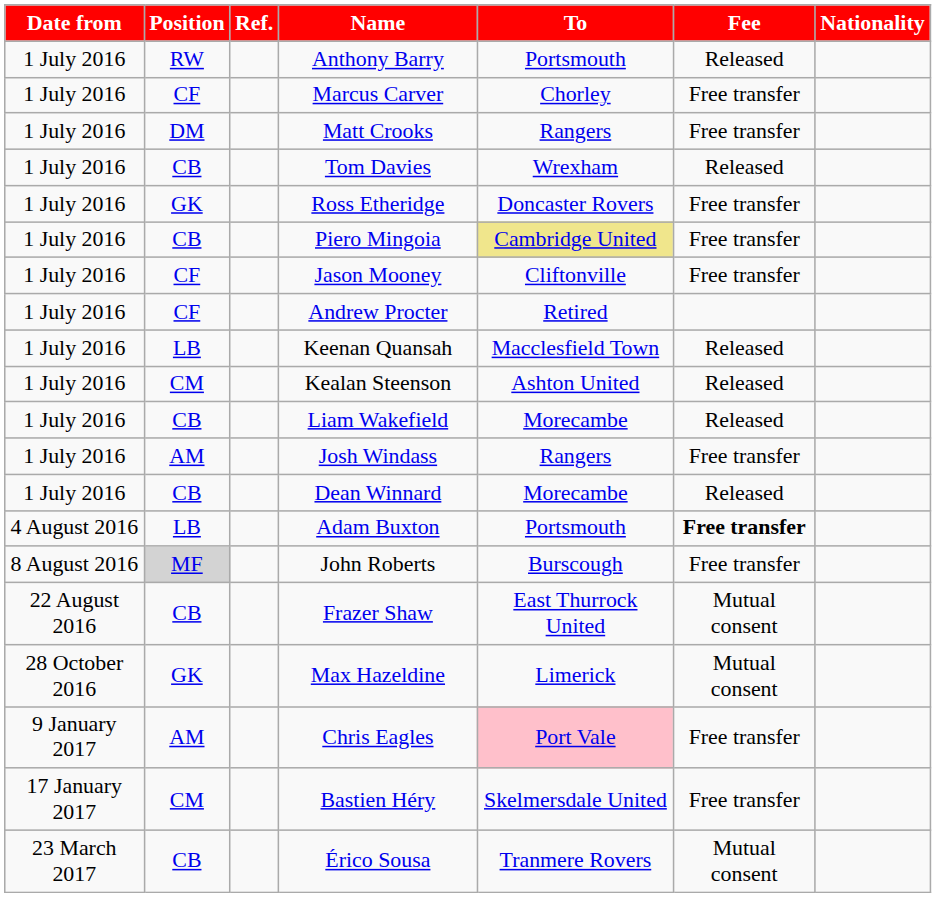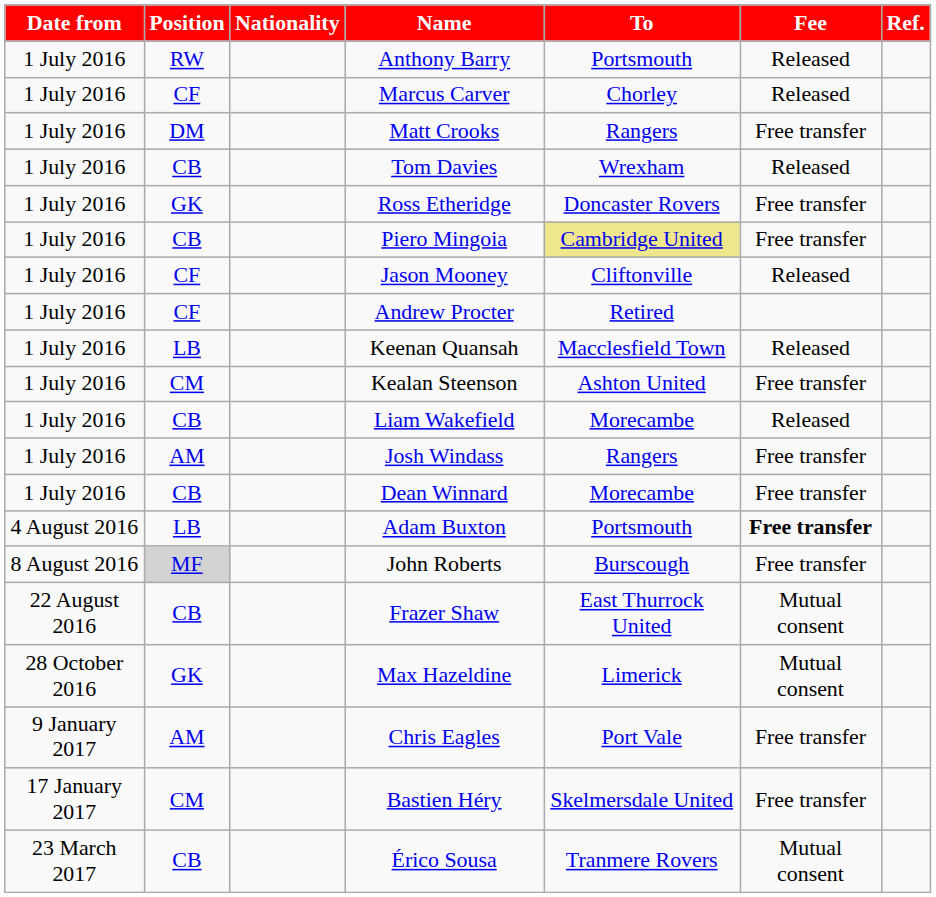columns swapped: (872, 22) <-> (254, 22)
(744, 95) Free transfer -> (810, 95) Released
(744, 275) Free transfer -> (810, 275) Released
(744, 383) Released -> (810, 383) Free transfer
(744, 492) Released -> (810, 492) Free transfer
(575, 737) pink background -> (642, 737) no background
